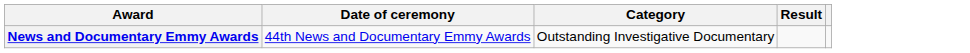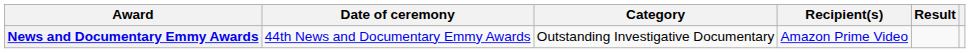+ column: (844, 15)
